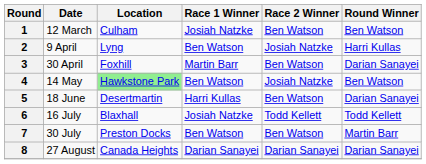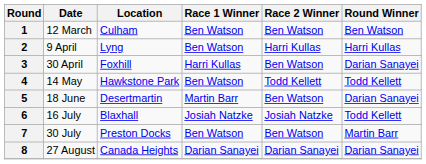(219, 30) Josiah Natzke -> (214, 30) Ben Watson
(299, 47) Josiah Natzke -> (293, 47) Harri Kullas
(211, 64) Martin Barr -> (213, 64) Harri Kullas
(140, 81) lightgreen background -> (140, 81) no background
(299, 81) Josiah Natzke -> (293, 81) Todd Kellett
(374, 81) Ben Watson -> (373, 81) Todd Kellett
(213, 98) Harri Kullas -> (211, 98) Martin Barr
(293, 115) Todd Kellett -> (299, 115) Josiah Natzke
